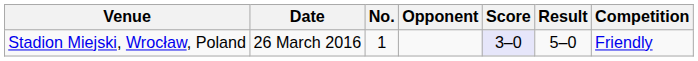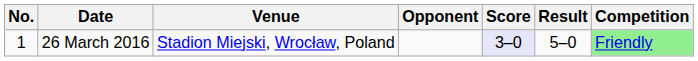columns swapped: (382, 17) <-> (127, 17)
(624, 42) no background -> (624, 42) lightgreen background
